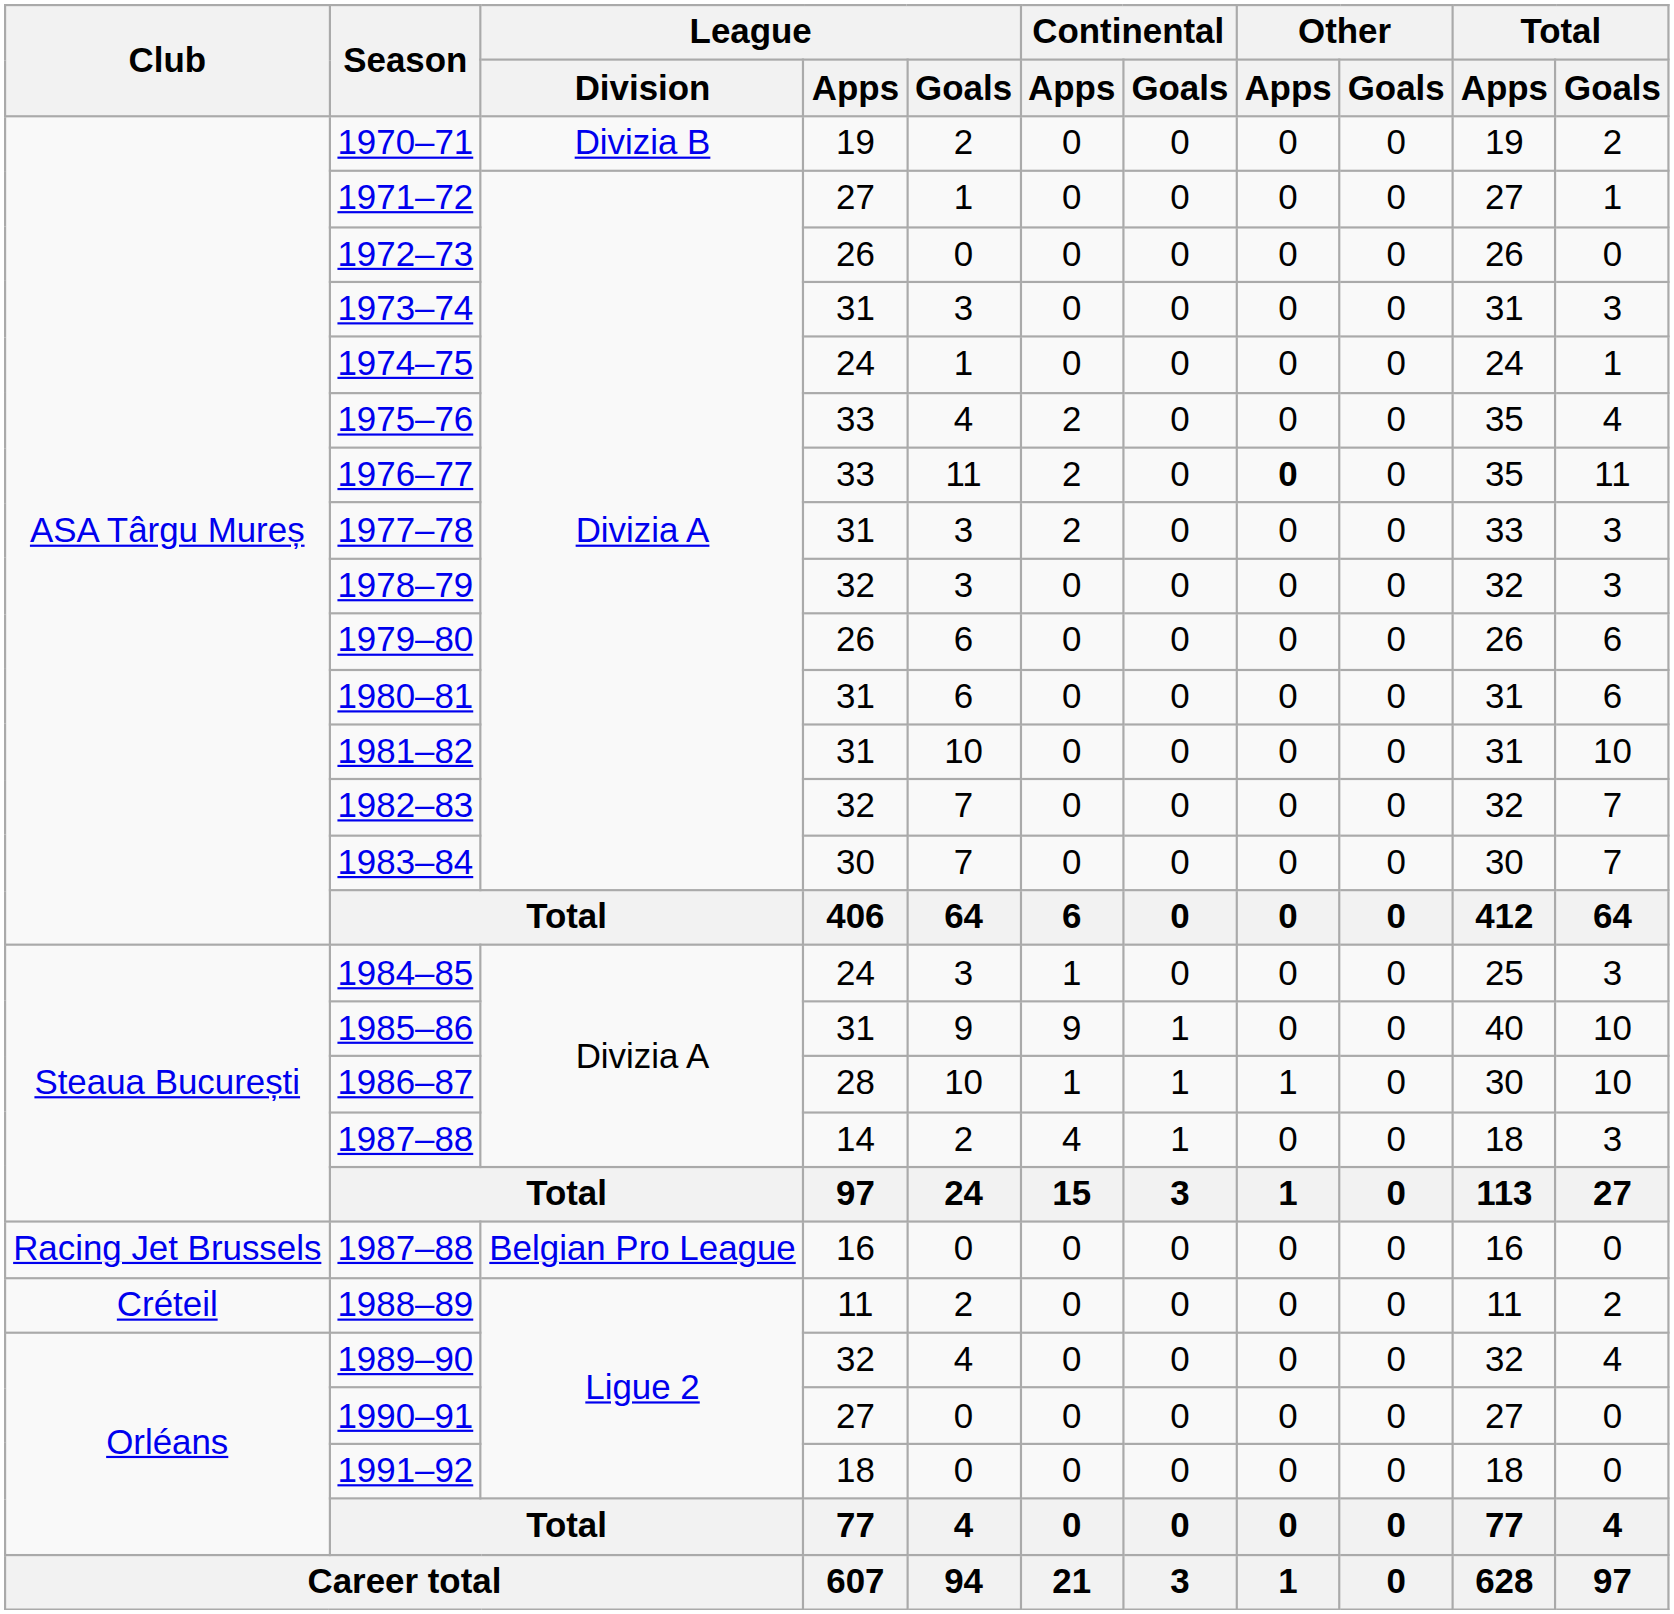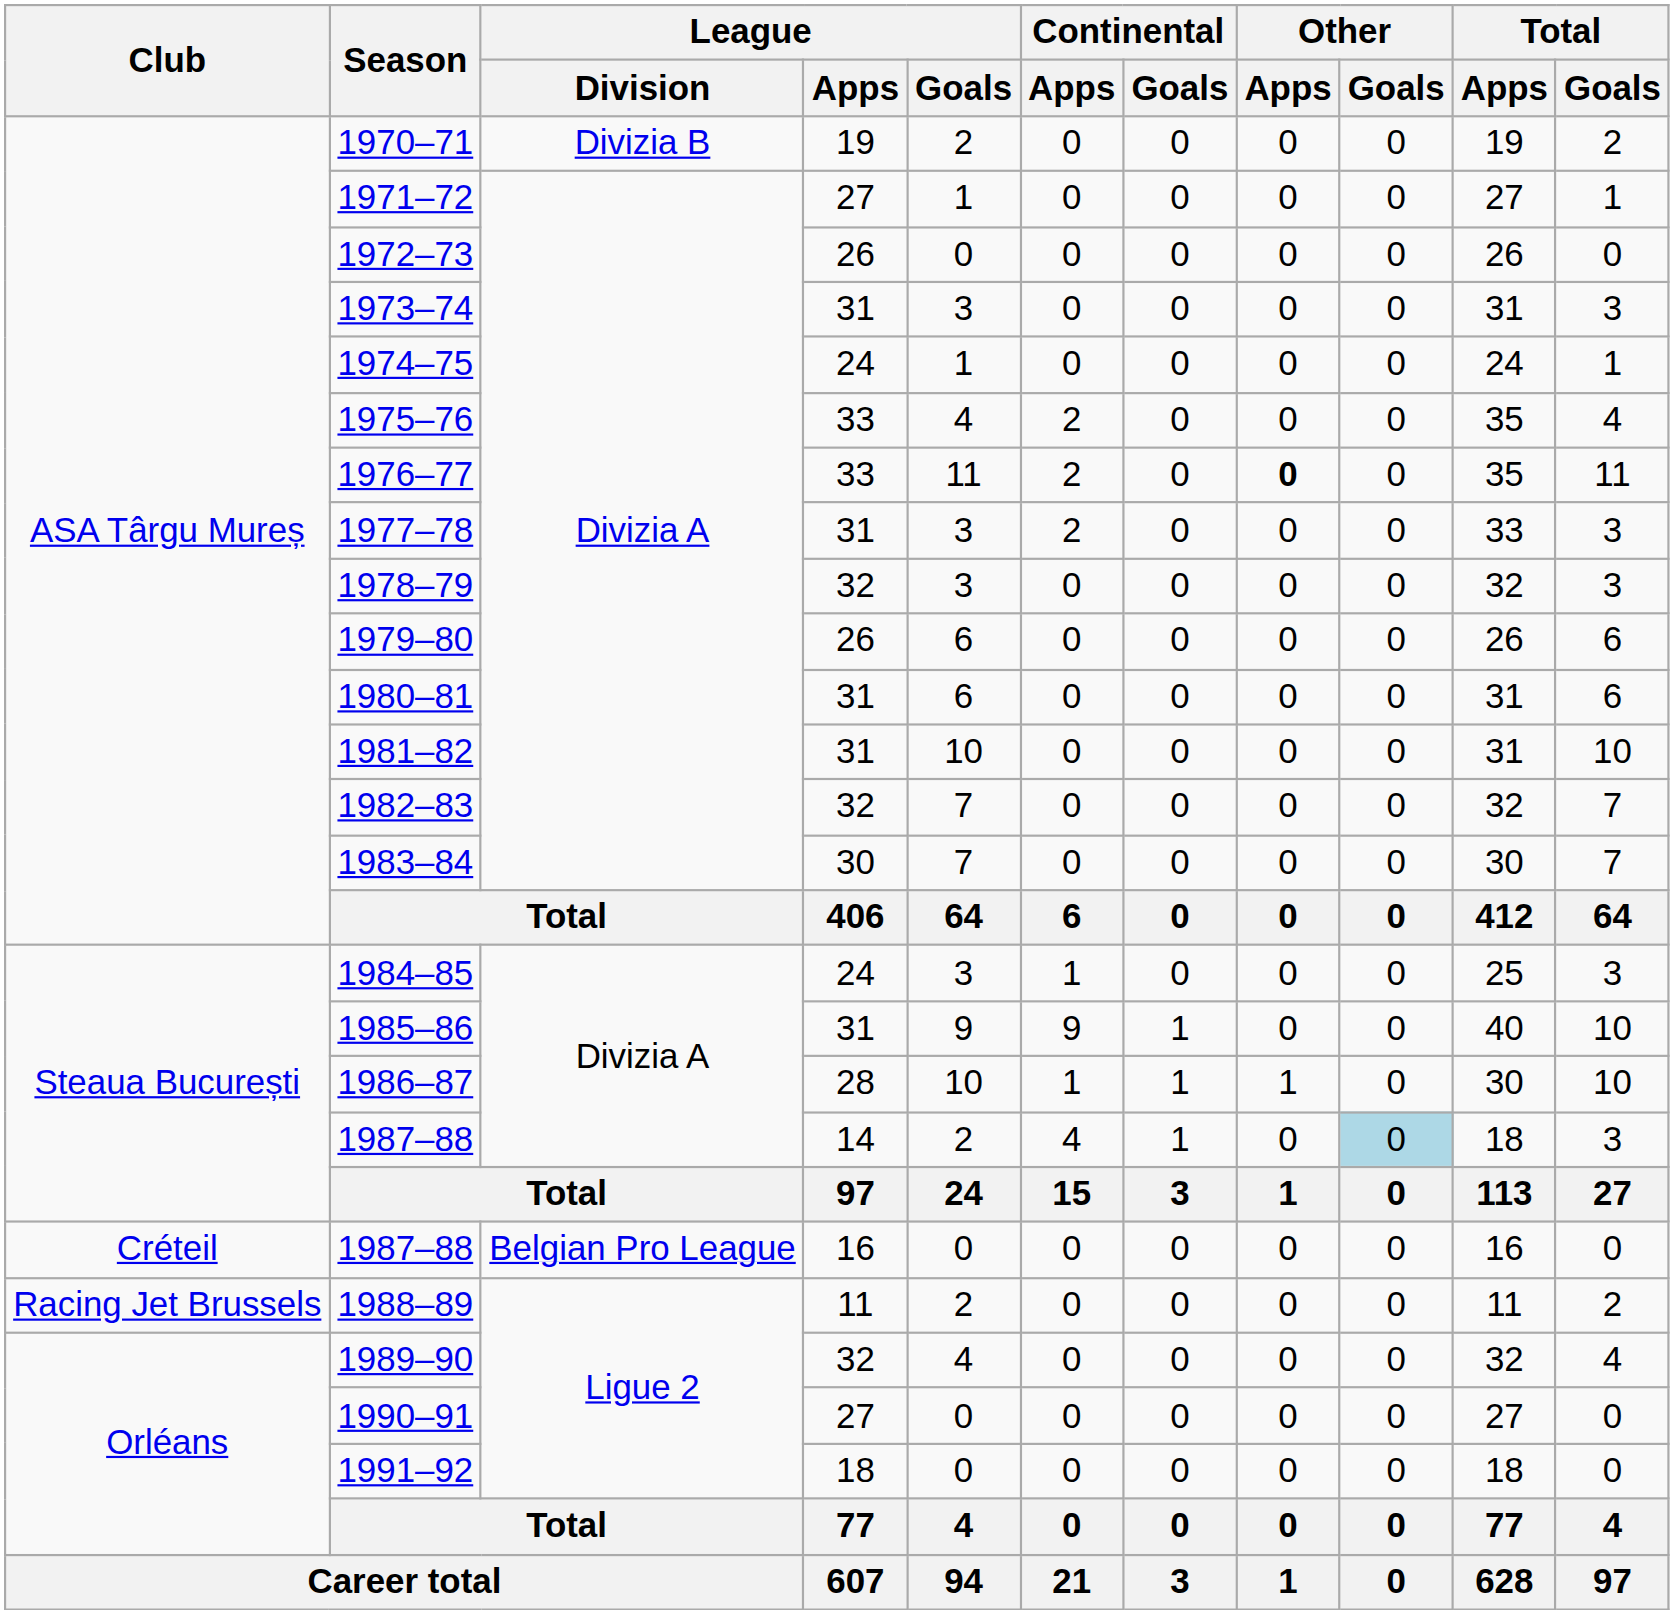(1396, 1138) no background -> (1396, 1138) lightblue background
(167, 1249) Racing Jet Brussels -> (167, 1249) Créteil
(167, 1304) Créteil -> (167, 1304) Racing Jet Brussels
